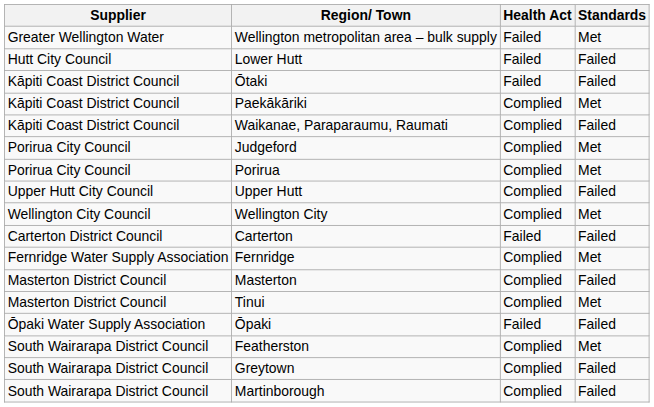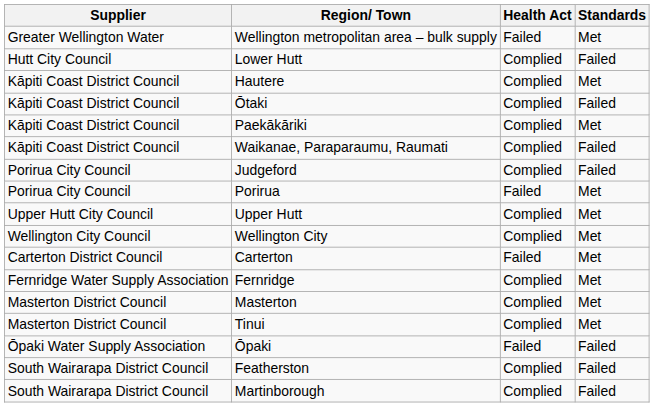(522, 59) Failed -> (533, 59) Complied
+ row: (260, 81)
(522, 81) Failed -> (533, 103) Complied
(590, 147) Met -> (597, 170) Failed
(533, 170) Complied -> (522, 192) Failed
(597, 192) Failed -> (590, 214) Met
(597, 236) Failed -> (590, 258) Met
(597, 280) Failed -> (590, 302) Met
(590, 346) Met -> (597, 368) Failed
- row: (265, 368)
